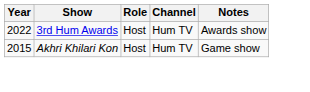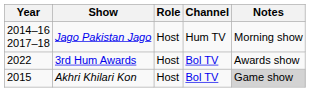+ row: (103, 36)
(172, 30) Hum TV -> (202, 60) Bol TV
(172, 48) Hum TV -> (202, 78) Bol TV
(230, 48) no background -> (264, 78) lightgrey background
